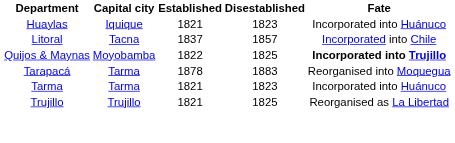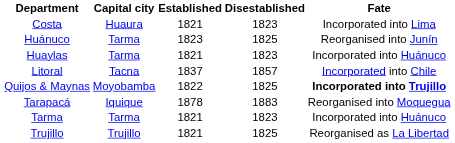+ row: (47, 24)
+ row: (47, 39)
(124, 24) Iquique -> (124, 55) Tarma
(124, 71) Tarma -> (124, 102) Iquique
